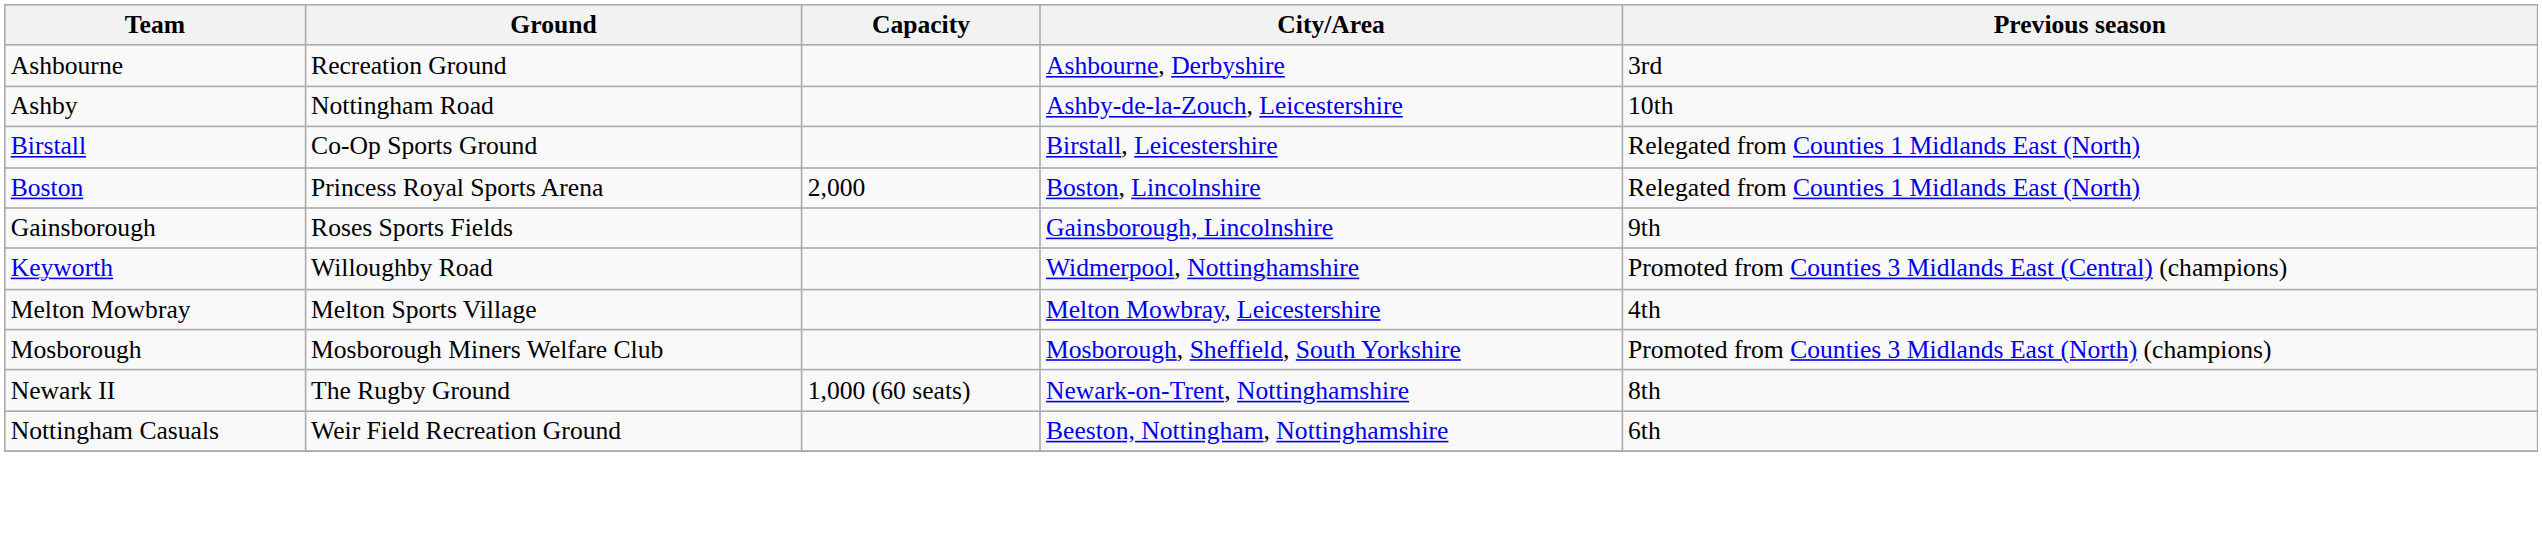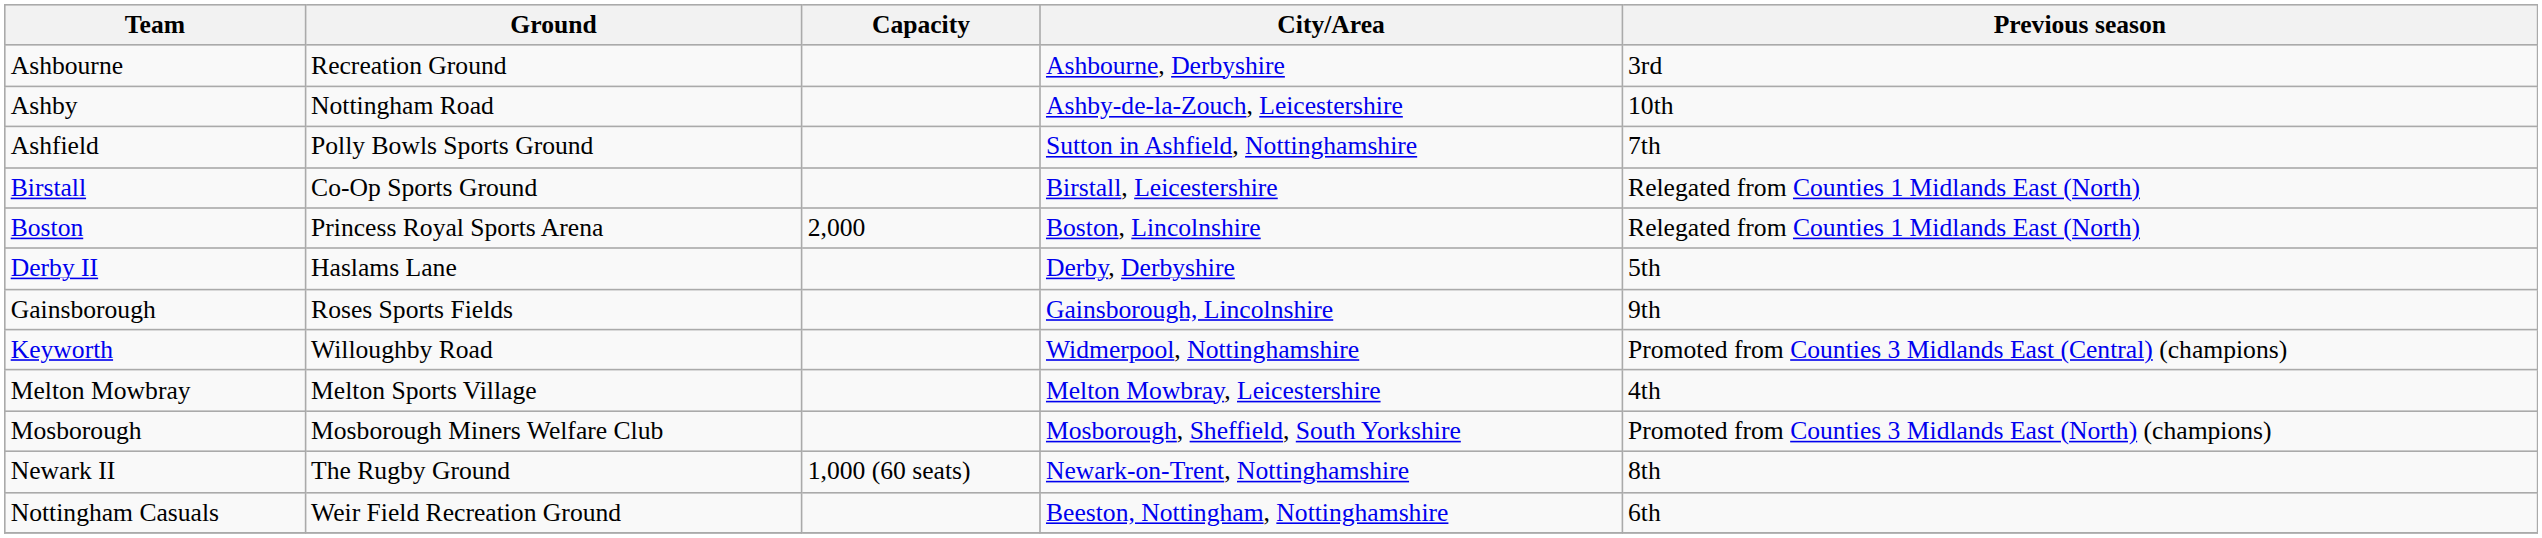+ row: (55, 146)
+ row: (54, 268)
